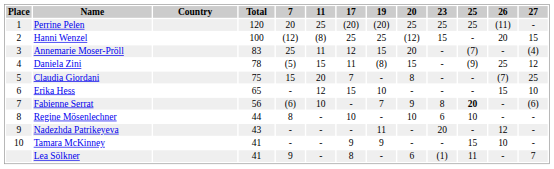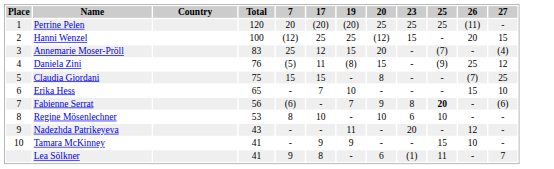- column: (321, 12)
(257, 64) 78 -> (257, 64) 76
(351, 77) 7 -> (321, 77) 15
(351, 91) 15 -> (321, 91) 7
(257, 117) 44 -> (257, 117) 53
